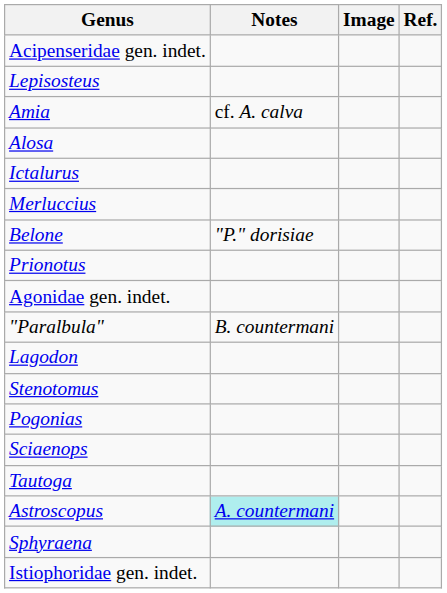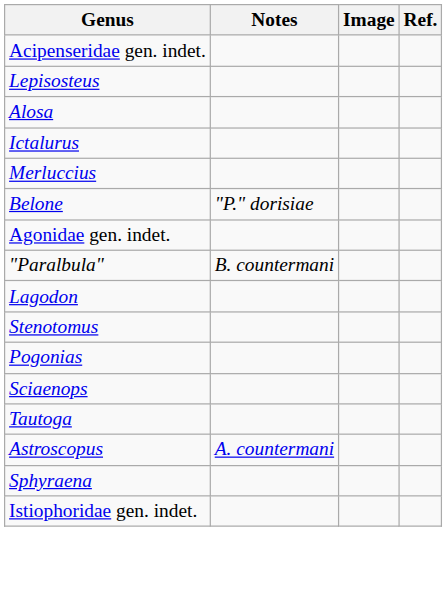- row: (30, 111)
- row: (47, 265)
(274, 511) paleturquoise background -> (274, 449) no background
